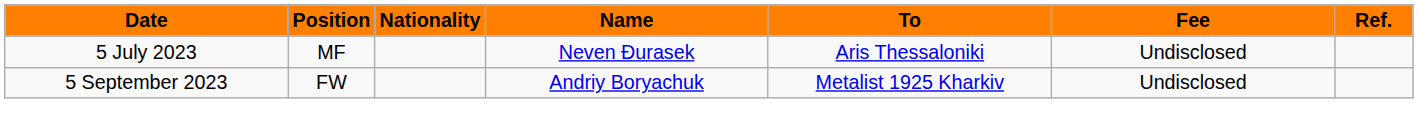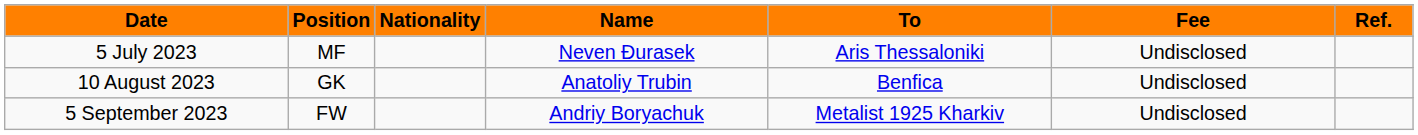+ row: (146, 83)
